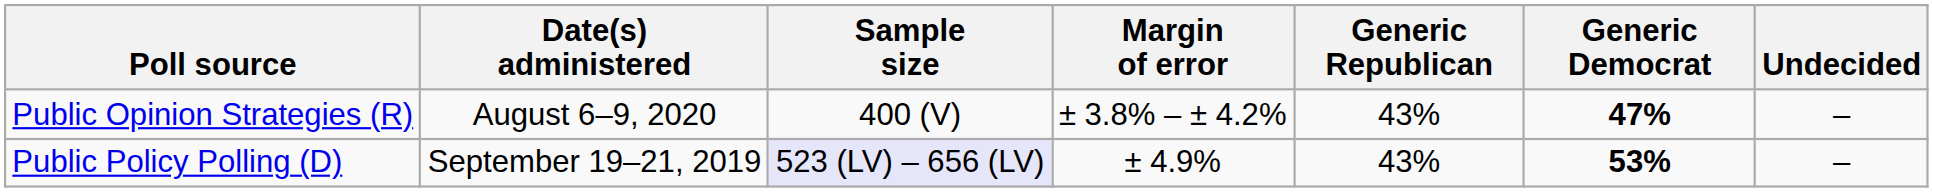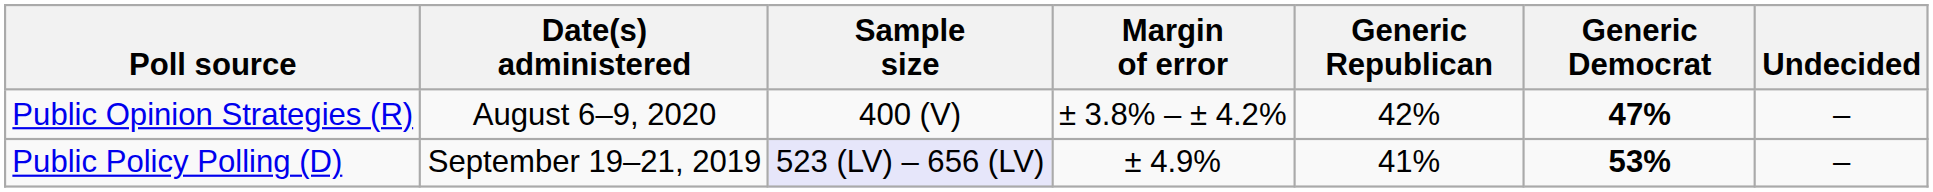(1409, 114) 43% -> (1409, 114) 42%
(1409, 163) 43% -> (1409, 163) 41%
